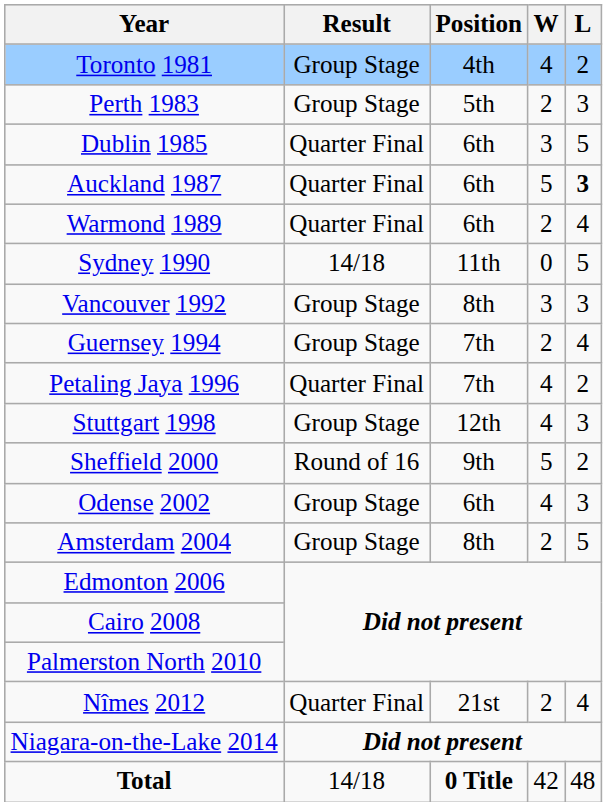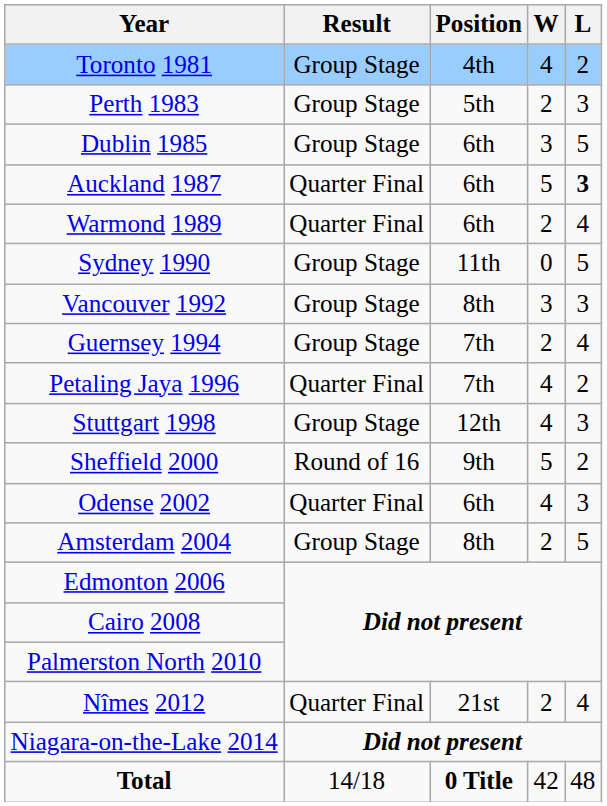(357, 143) Quarter Final -> (357, 143) Group Stage
(357, 263) 14/18 -> (357, 263) Group Stage
(357, 502) Group Stage -> (357, 502) Quarter Final
